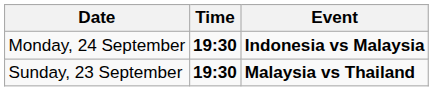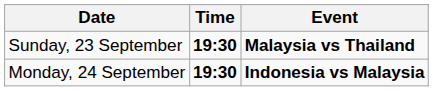rows swapped: (95, 72) <-> (97, 45)
